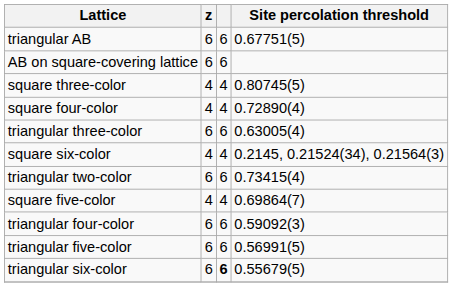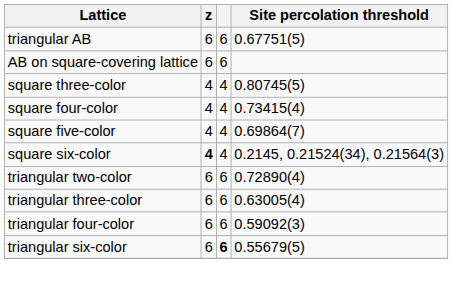(270, 108) 0.72890(4) -> (270, 108) 0.73415(4)
rows swapped: (62, 200) <-> (75, 131)
(209, 154) normal -> (209, 154) bold
(270, 177) 0.73415(4) -> (270, 177) 0.72890(4)
- row: (70, 246)
